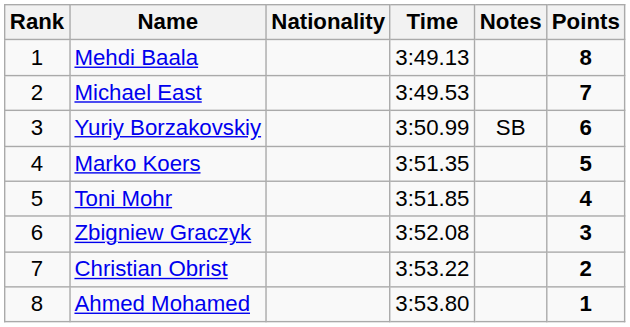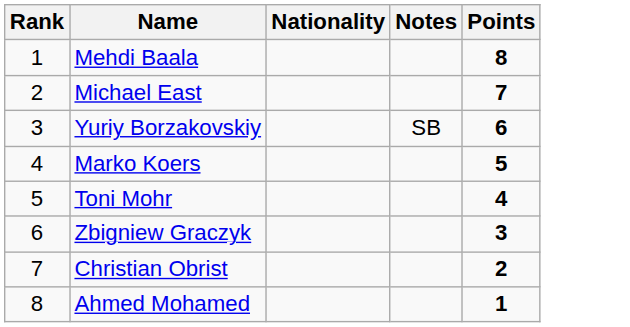- column: (432, 22)
